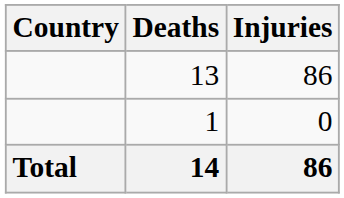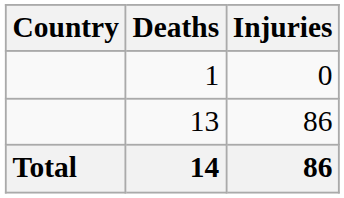rows swapped: (204, 74) <-> (212, 121)
